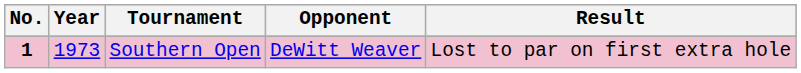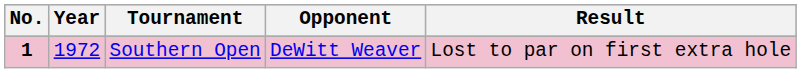(77, 52) 1973 -> (77, 52) 1972
